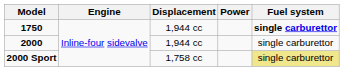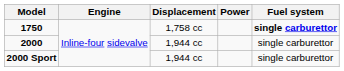(184, 27) 1,944 cc -> (184, 27) 1,758 cc
(184, 58) 1,758 cc -> (184, 58) 1,944 cc
(296, 58) khaki background -> (296, 58) no background
